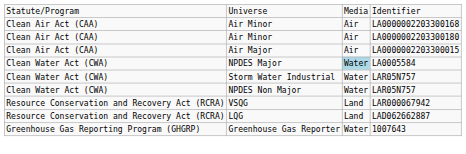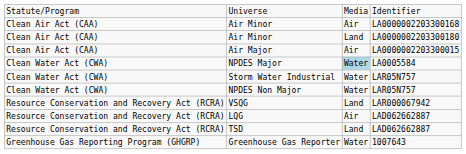(351, 37) Air -> (354, 37) Land
(354, 116) Land -> (351, 116) Air
+ row: (236, 129)
